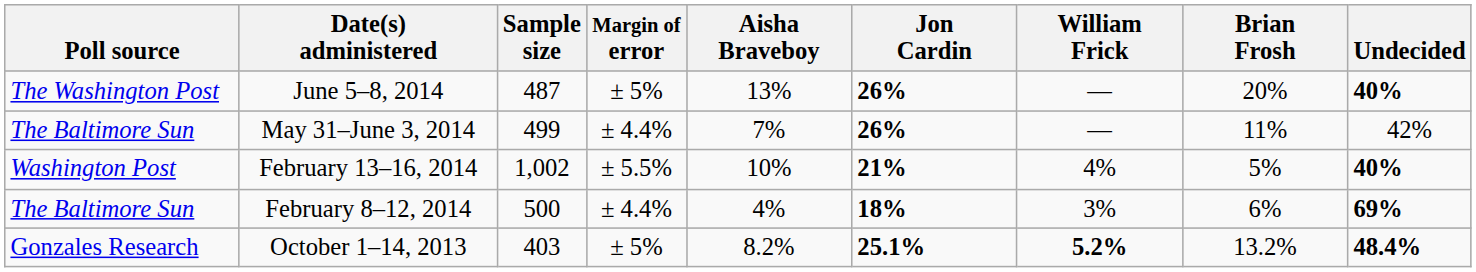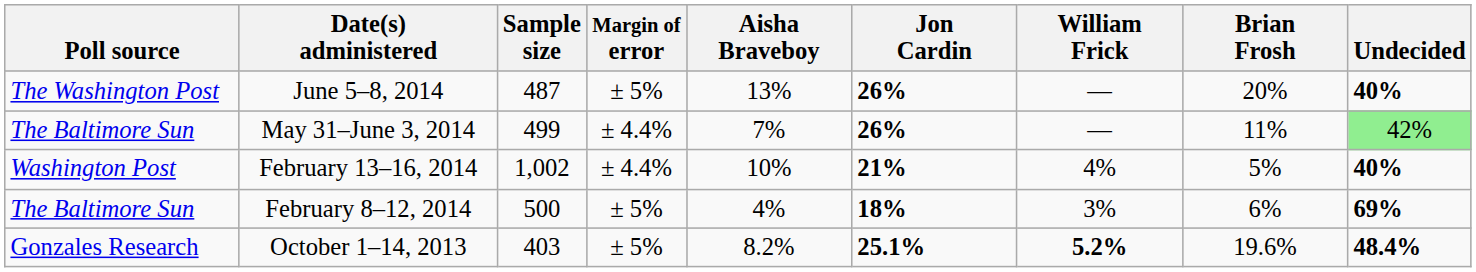(1410, 129) no background -> (1410, 129) lightgreen background
(636, 168) ± 5.5% -> (636, 168) ± 4.4%
(636, 208) ± 4.4% -> (636, 208) ± 5%
(1265, 247) 13.2% -> (1265, 247) 19.6%
